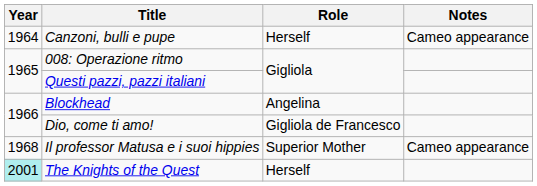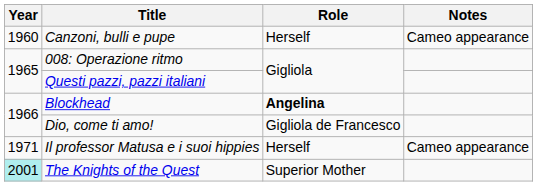(23, 37) 1964 -> (23, 37) 1960
(293, 103) normal -> (295, 103) bold
(23, 147) 1968 -> (23, 147) 1971
(316, 147) Superior Mother -> (288, 147) Herself
(288, 170) Herself -> (316, 170) Superior Mother
